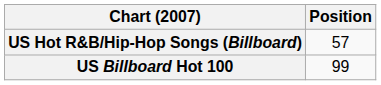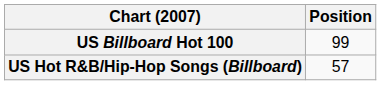rows swapped: (155, 67) <-> (155, 42)
